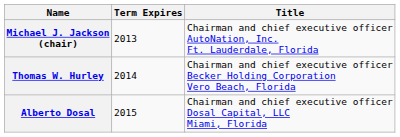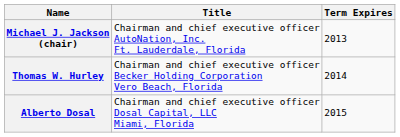columns swapped: (290, 12) <-> (148, 12)
